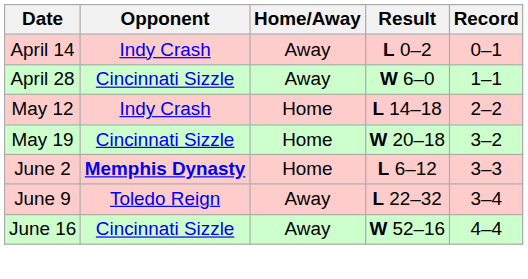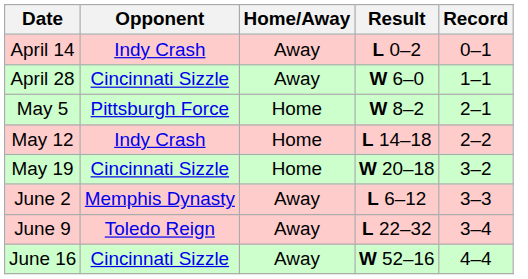+ row: (43, 109)
(165, 169) bold -> (160, 199) normal
(307, 169) Home -> (297, 199) Away
